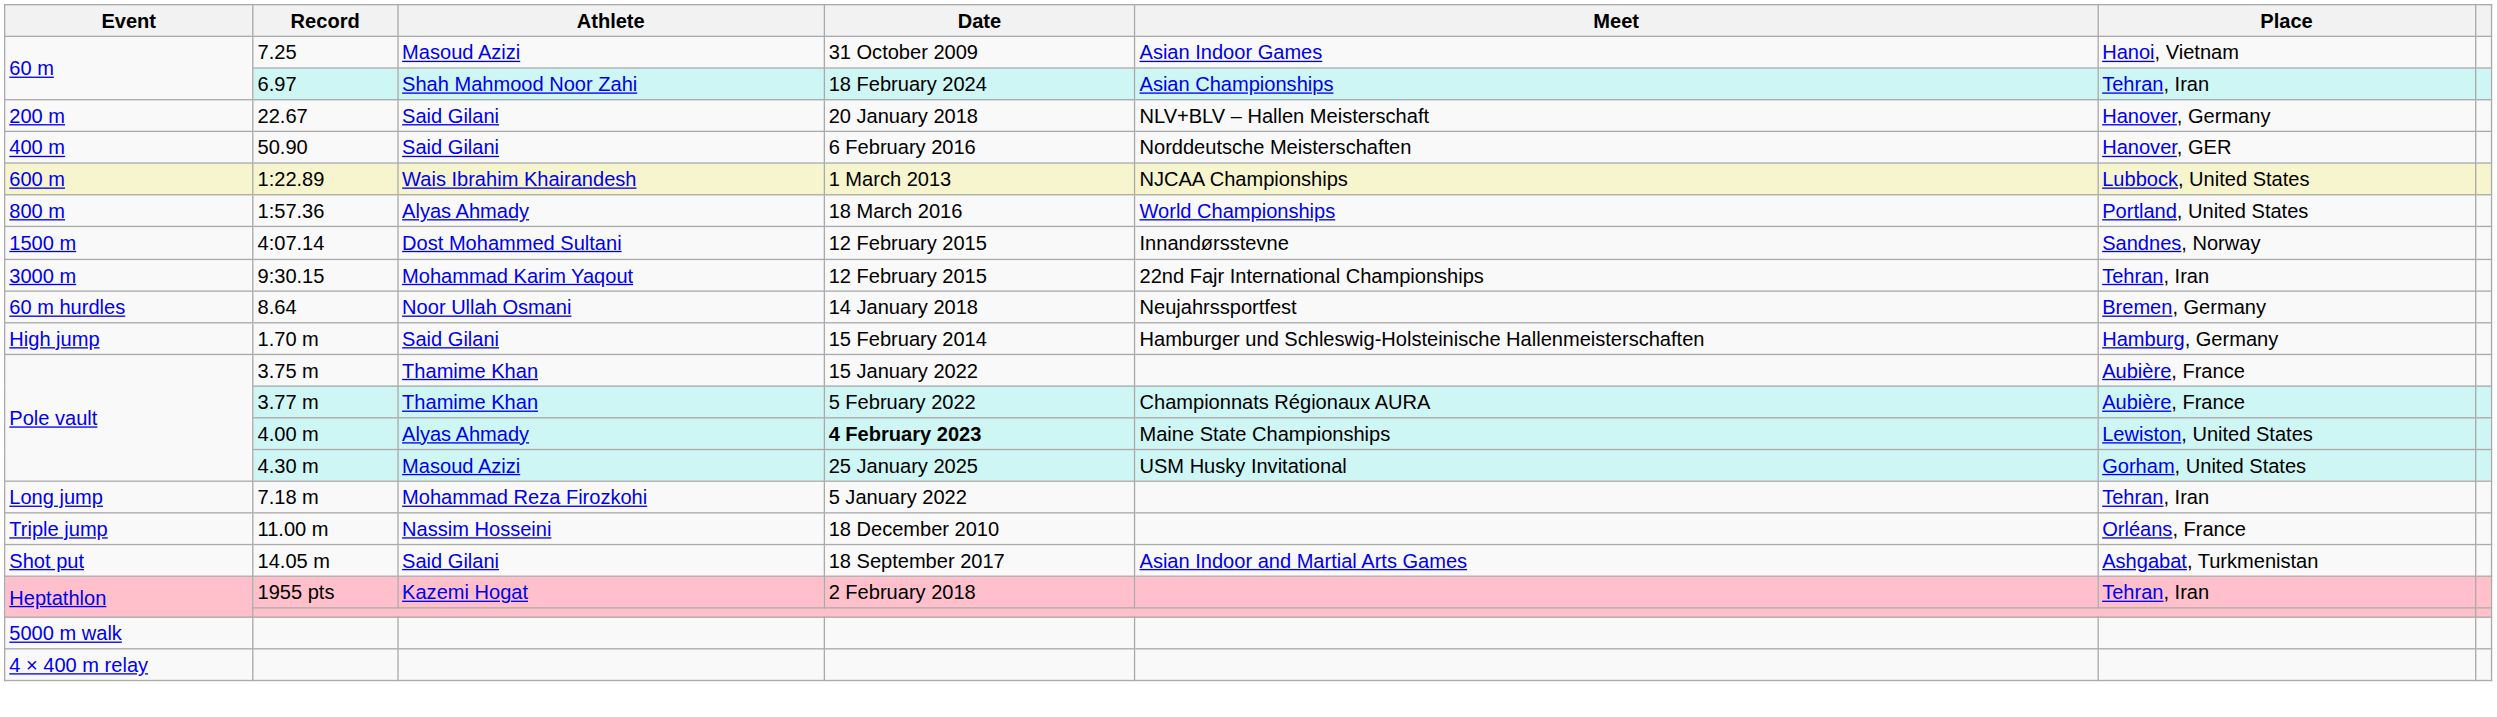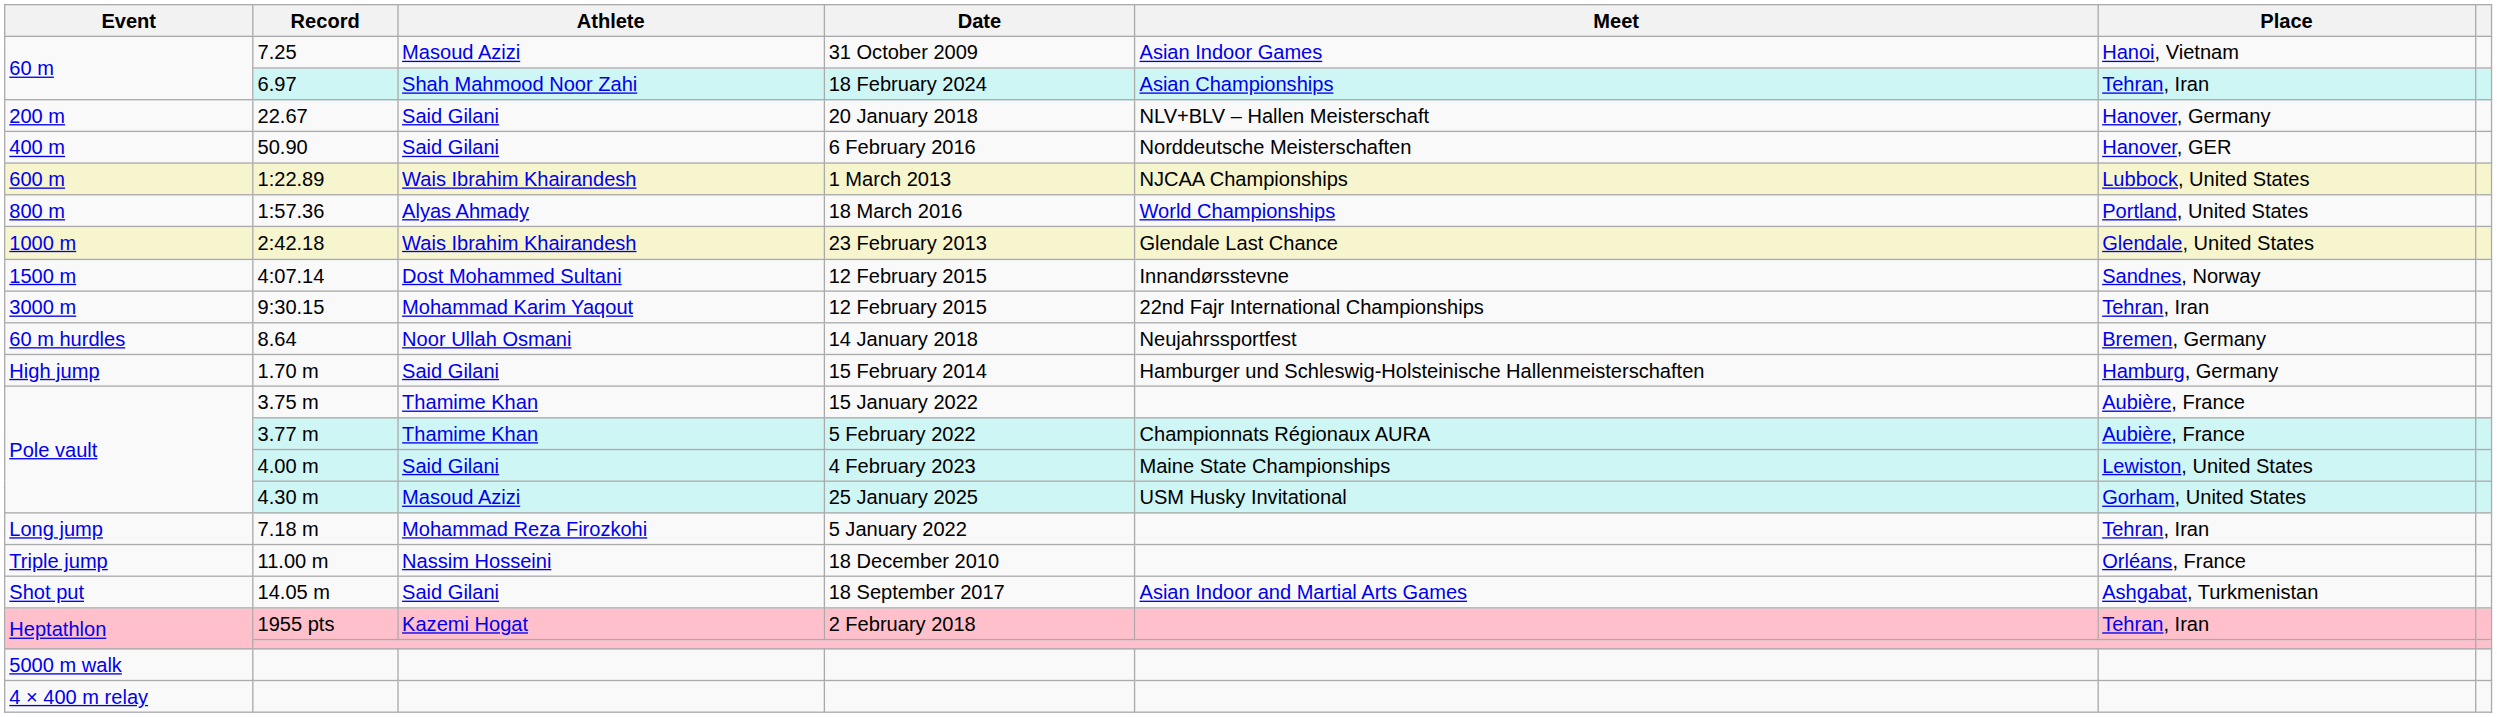+ row: (43, 243)
(466, 434) Alyas Ahmady -> (451, 465) Said Gilani
(905, 434) bold -> (902, 465) normal
